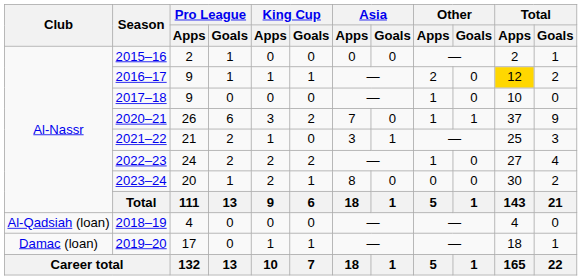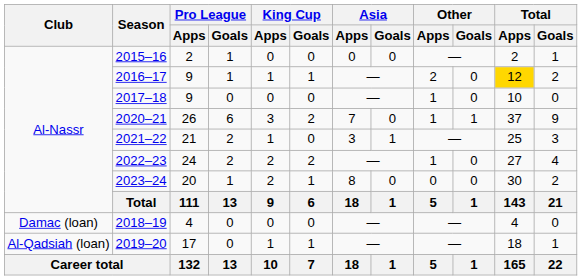(58, 222) Al-Qadsiah (loan) -> (58, 222) Damac (loan)
(58, 243) Damac (loan) -> (58, 243) Al-Qadsiah (loan)
